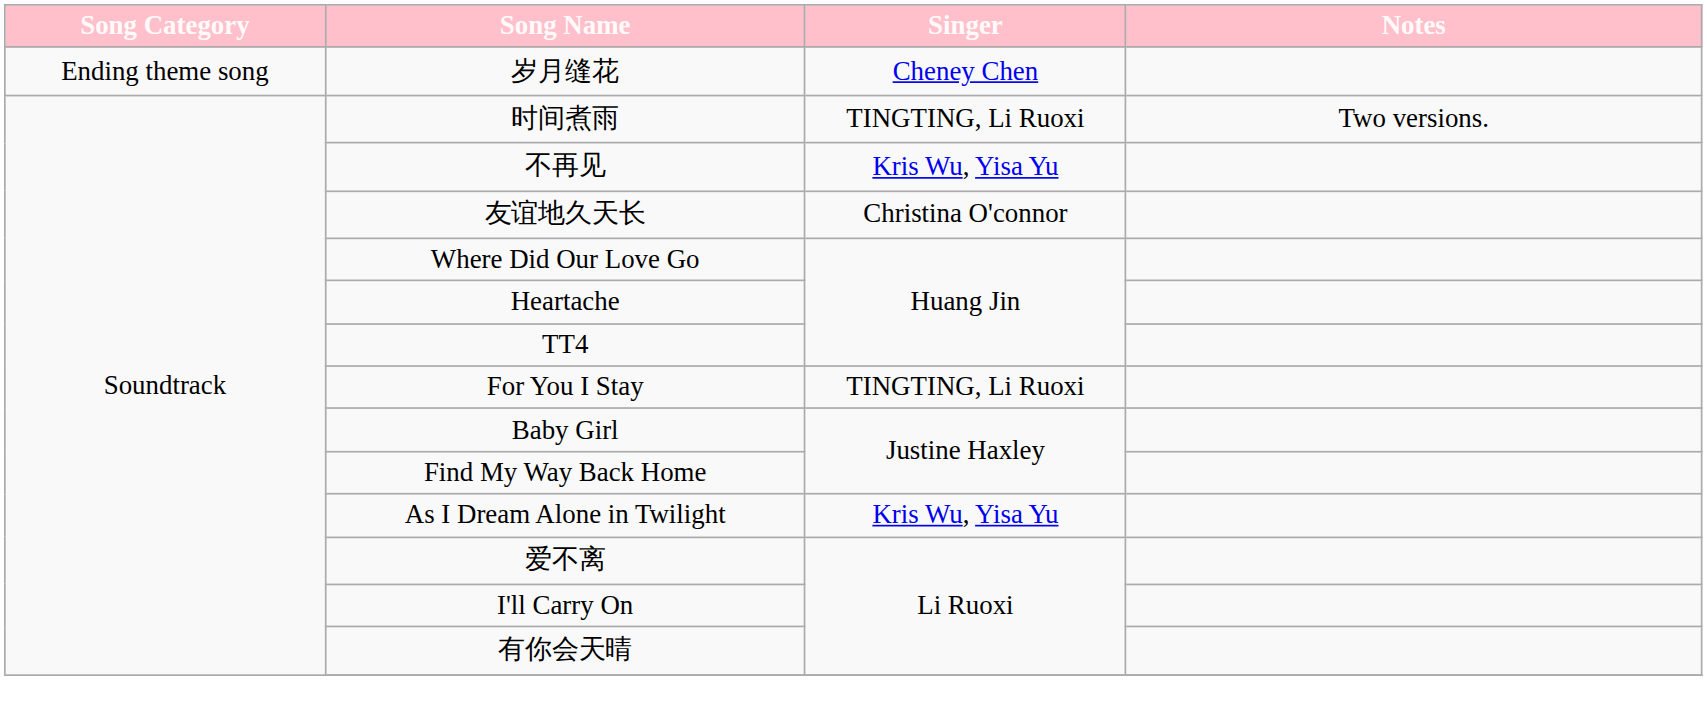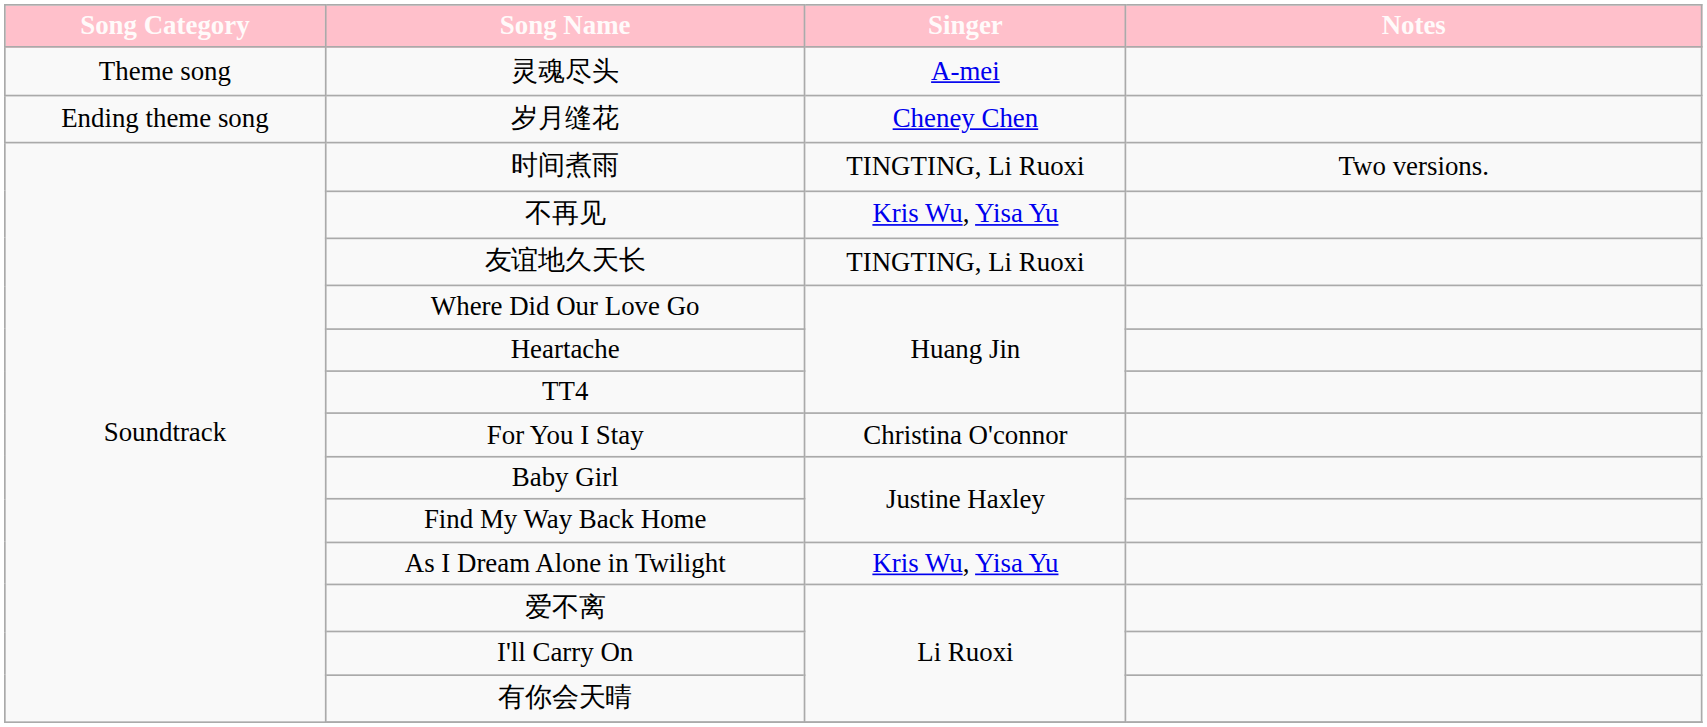+ row: (565, 70)
(965, 213) Christina O'connor -> (965, 261) TINGTING, Li Ruoxi
(965, 387) TINGTING, Li Ruoxi -> (965, 434) Christina O'connor
